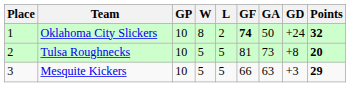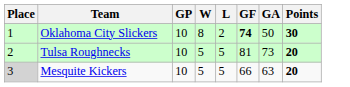- column: (295, 14)
(316, 33) 32 -> (292, 33) 30
(10, 71) no background -> (10, 71) lightgrey background
(316, 71) 29 -> (292, 71) 20
